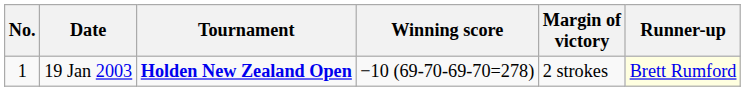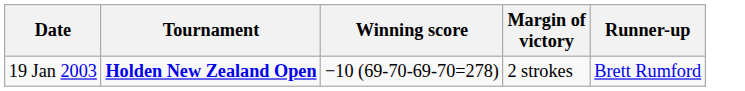- column: (22, 30)
(683, 71) lightyellow background -> (648, 71) no background
